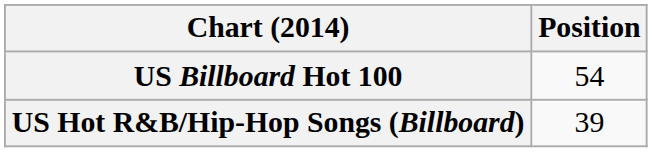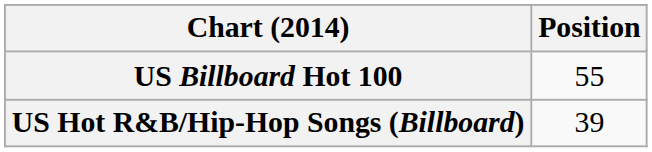(589, 75) 54 -> (589, 75) 55
